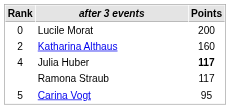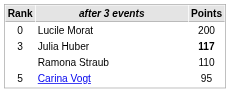- row: (78, 47)
(20, 63) 4 -> (20, 47) 3
(206, 79) 117 -> (206, 63) 110
